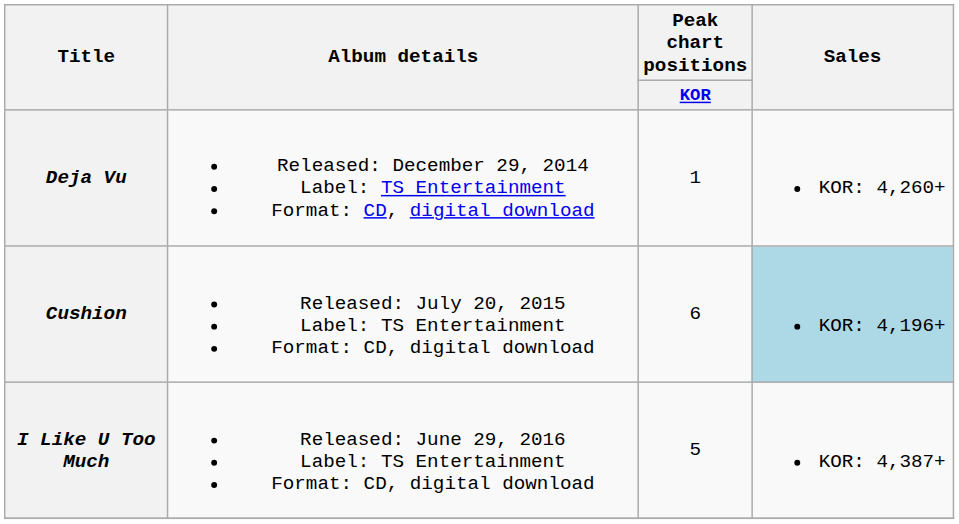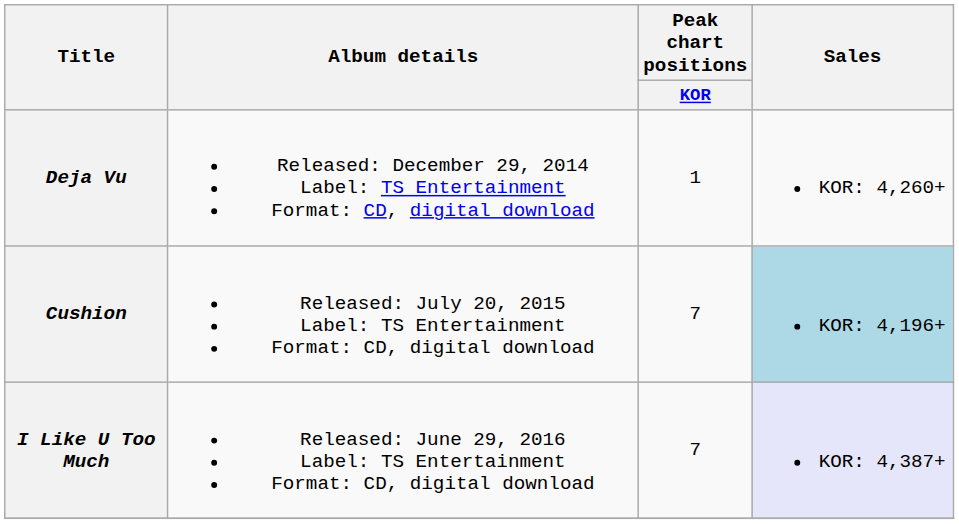(695, 314) 6 -> (695, 314) 7
(695, 451) 5 -> (695, 451) 7
(853, 462) no background -> (853, 462) lavender background
